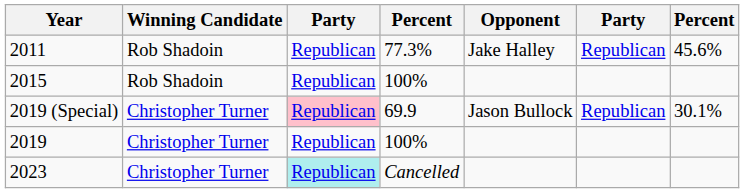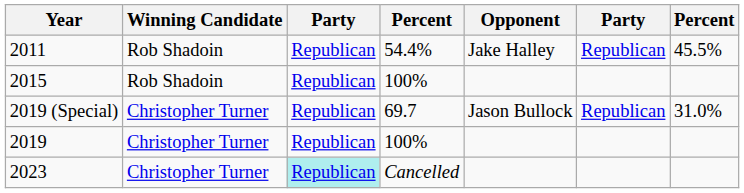(408, 50) 77.3% -> (408, 50) 54.4%
(698, 50) 45.6% -> (698, 50) 45.5%
(333, 111) pink background -> (333, 111) no background
(400, 111) 69.9 -> (400, 111) 69.7
(698, 111) 30.1% -> (698, 111) 31.0%
